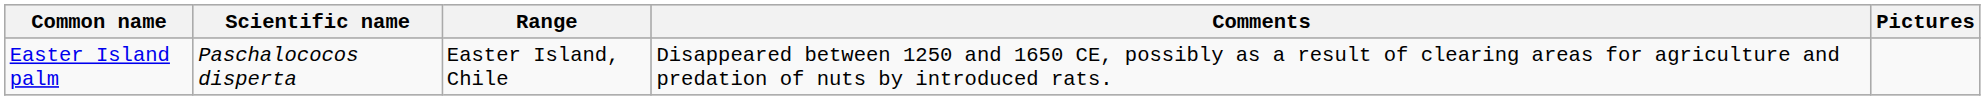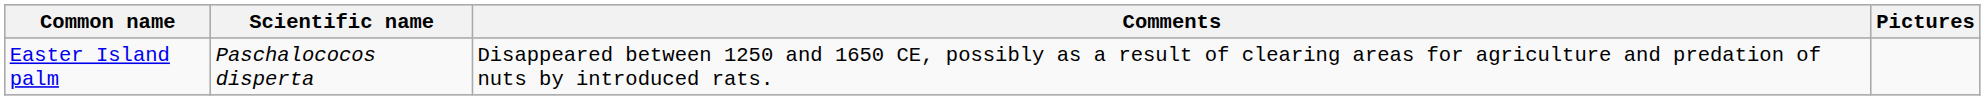- column: (547, 22)
